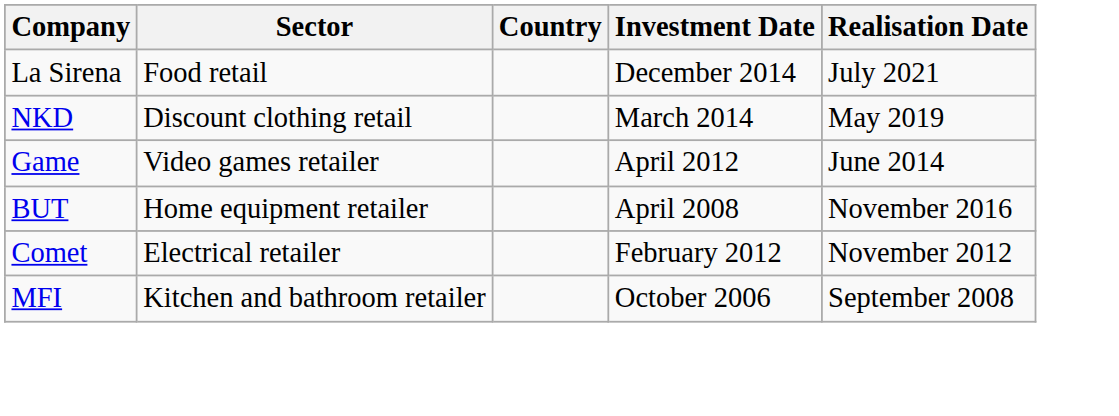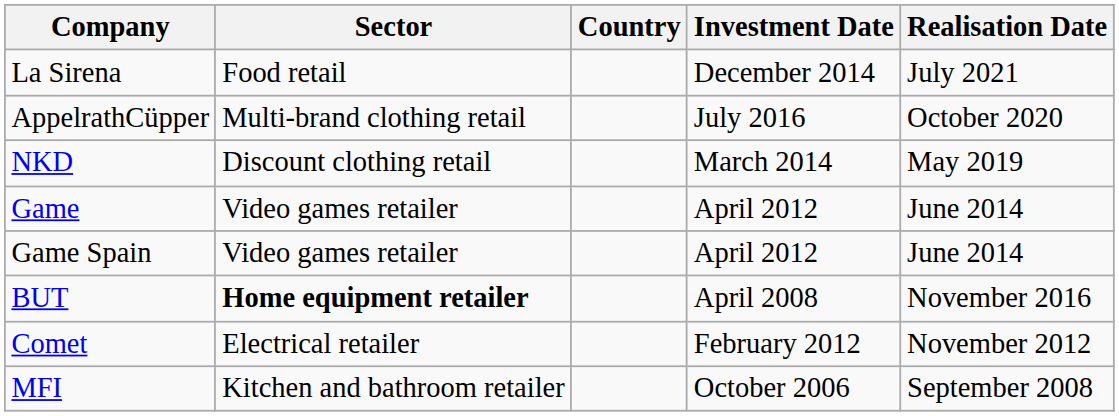+ row: (110, 117)
+ row: (81, 252)
(286, 207) normal -> (375, 298) bold
